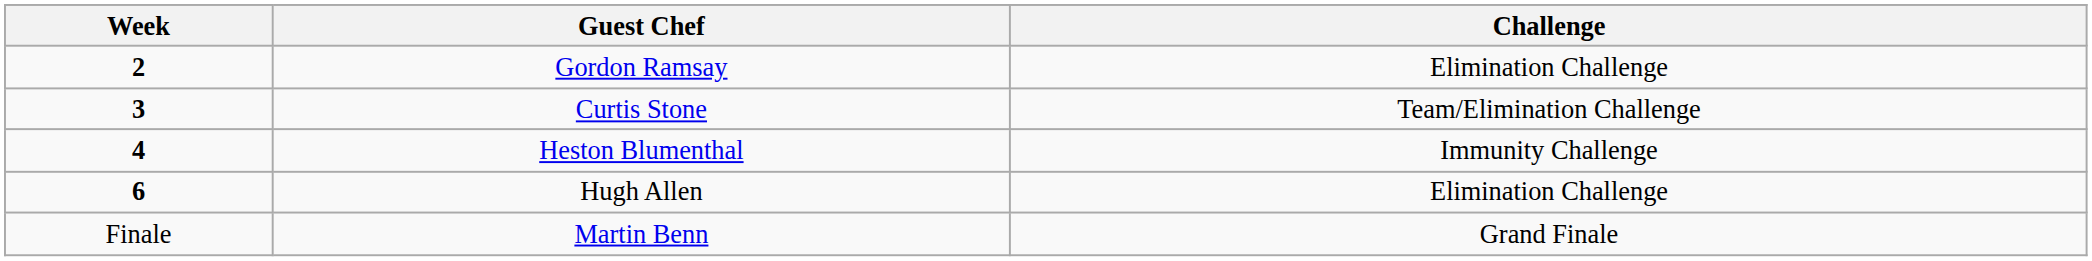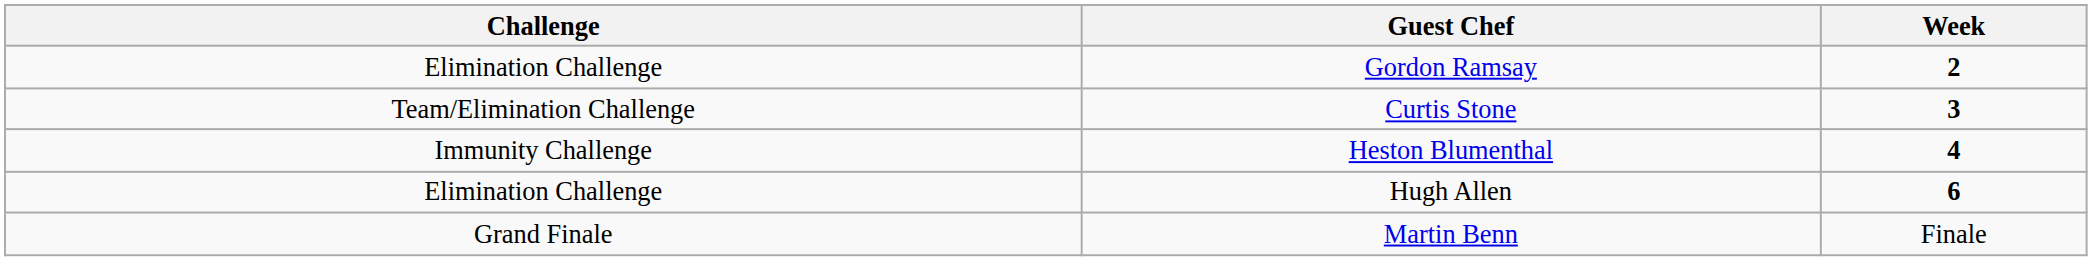columns swapped: (139, 25) <-> (1549, 25)
